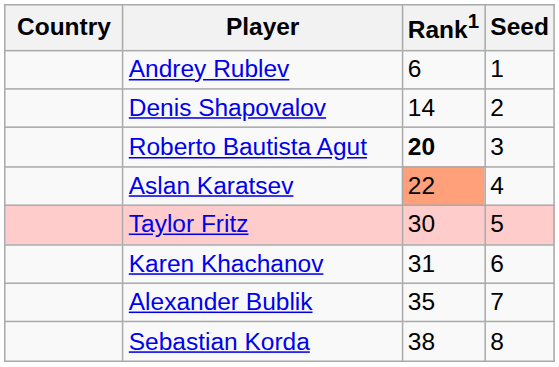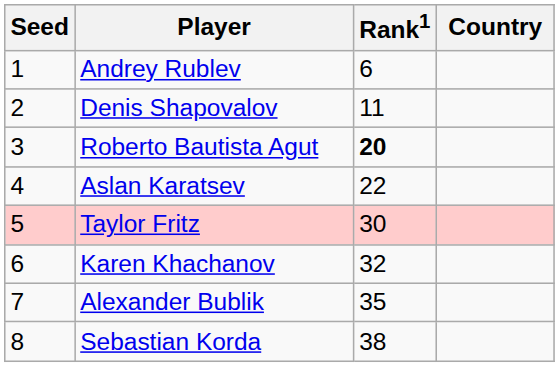columns swapped: (64, 27) <-> (520, 27)
(421, 108) 14 -> (372, 108) 11
(421, 185) lightsalmon background -> (373, 185) no background
(421, 263) 31 -> (373, 263) 32
